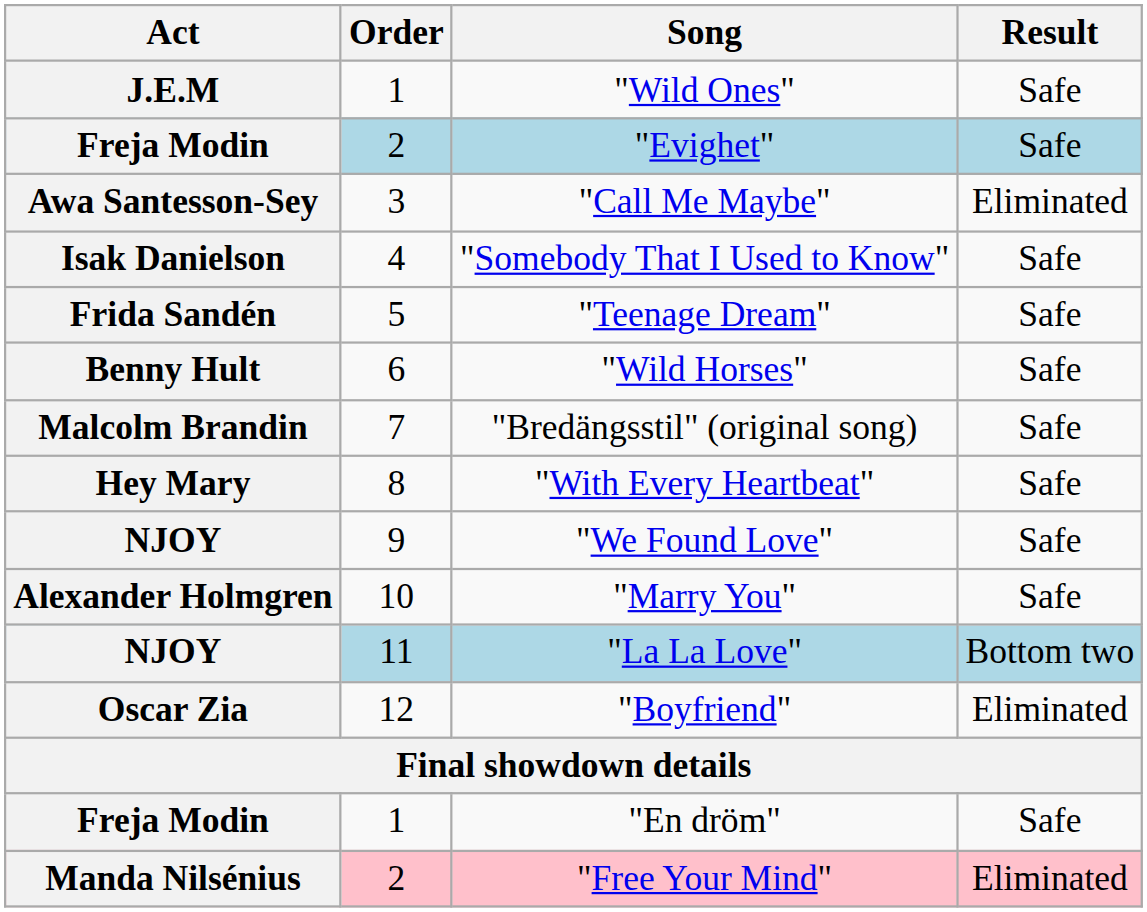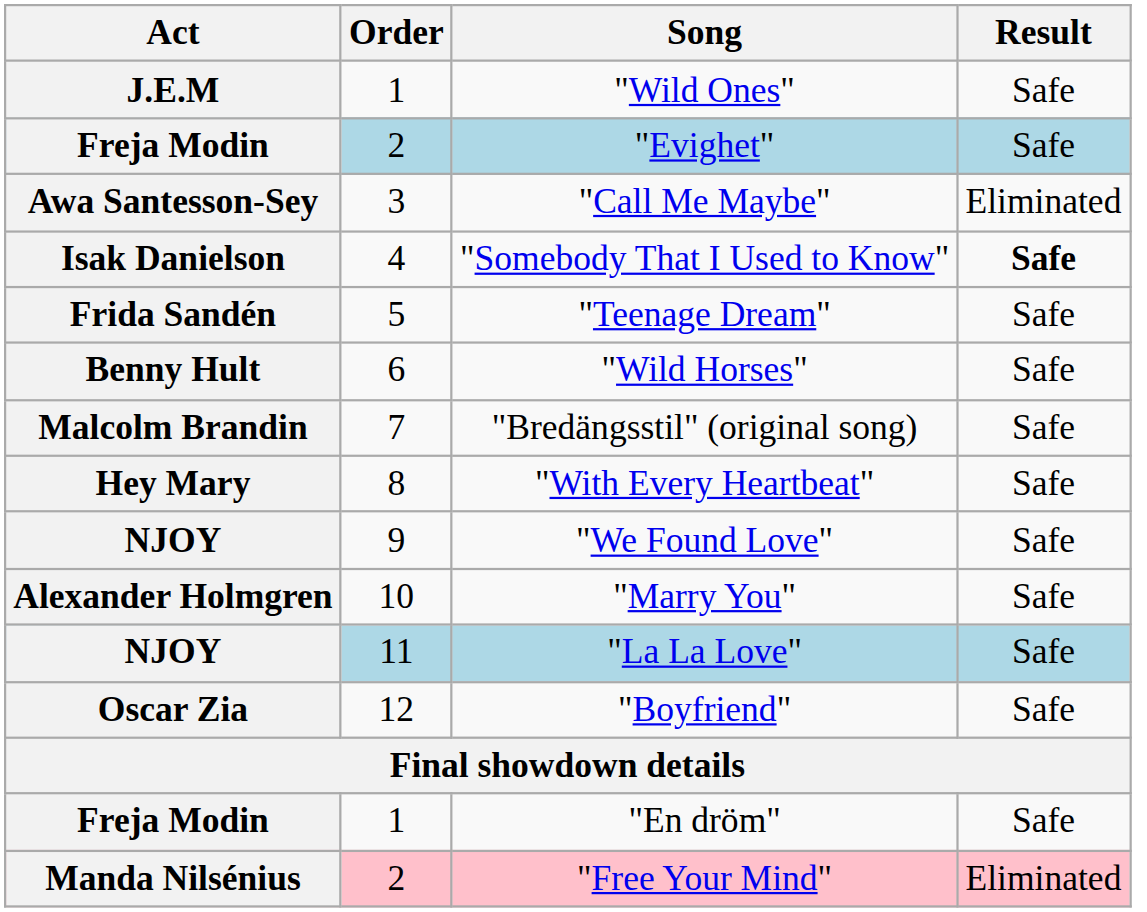(1050, 257) normal -> (1043, 257) bold
(1050, 652) Bottom two -> (1043, 652) Safe
(1050, 708) Eliminated -> (1043, 708) Safe
